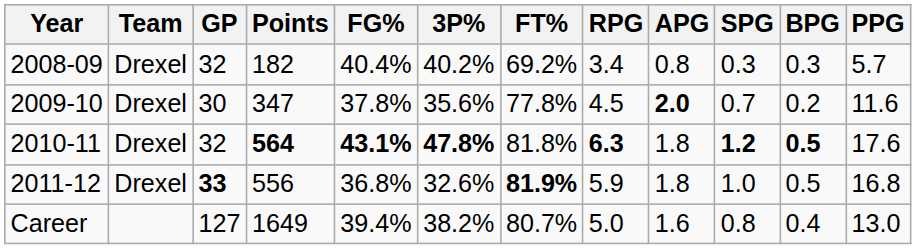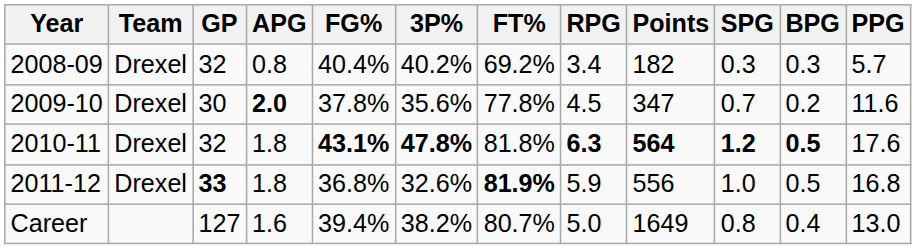columns swapped: (290, 24) <-> (682, 24)
